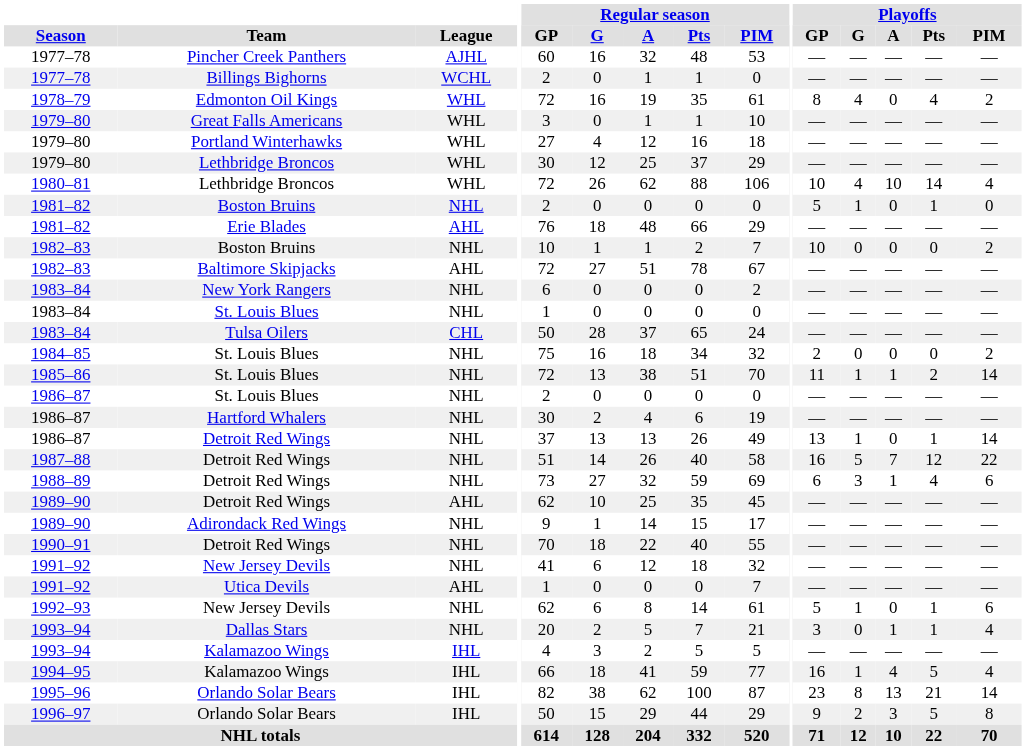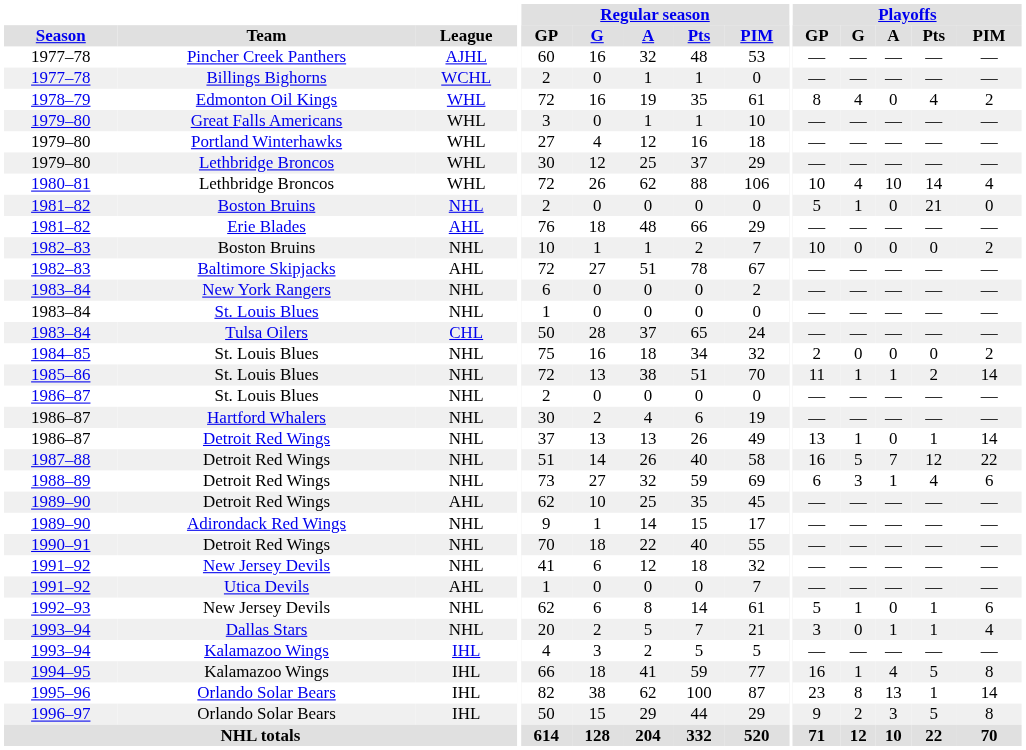(934, 205) 1 -> (934, 205) 21
(989, 671) 4 -> (989, 671) 8
(934, 692) 21 -> (934, 692) 1
